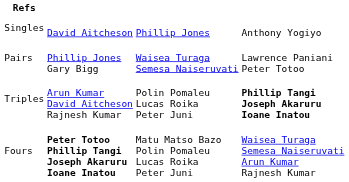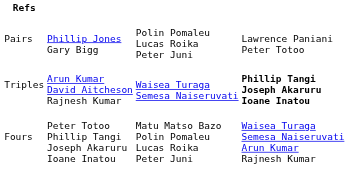- row: (24, 27)
(187, 63) Waisea Turaga Semesa Naiseruvati -> (173, 43) Polin Pomaleu Lucas Roika Peter Juni
(173, 104) Polin Pomaleu Lucas Roika Peter Juni -> (187, 90) Waisea Turaga Semesa Naiseruvati
(87, 156) bold -> (87, 142) normal
